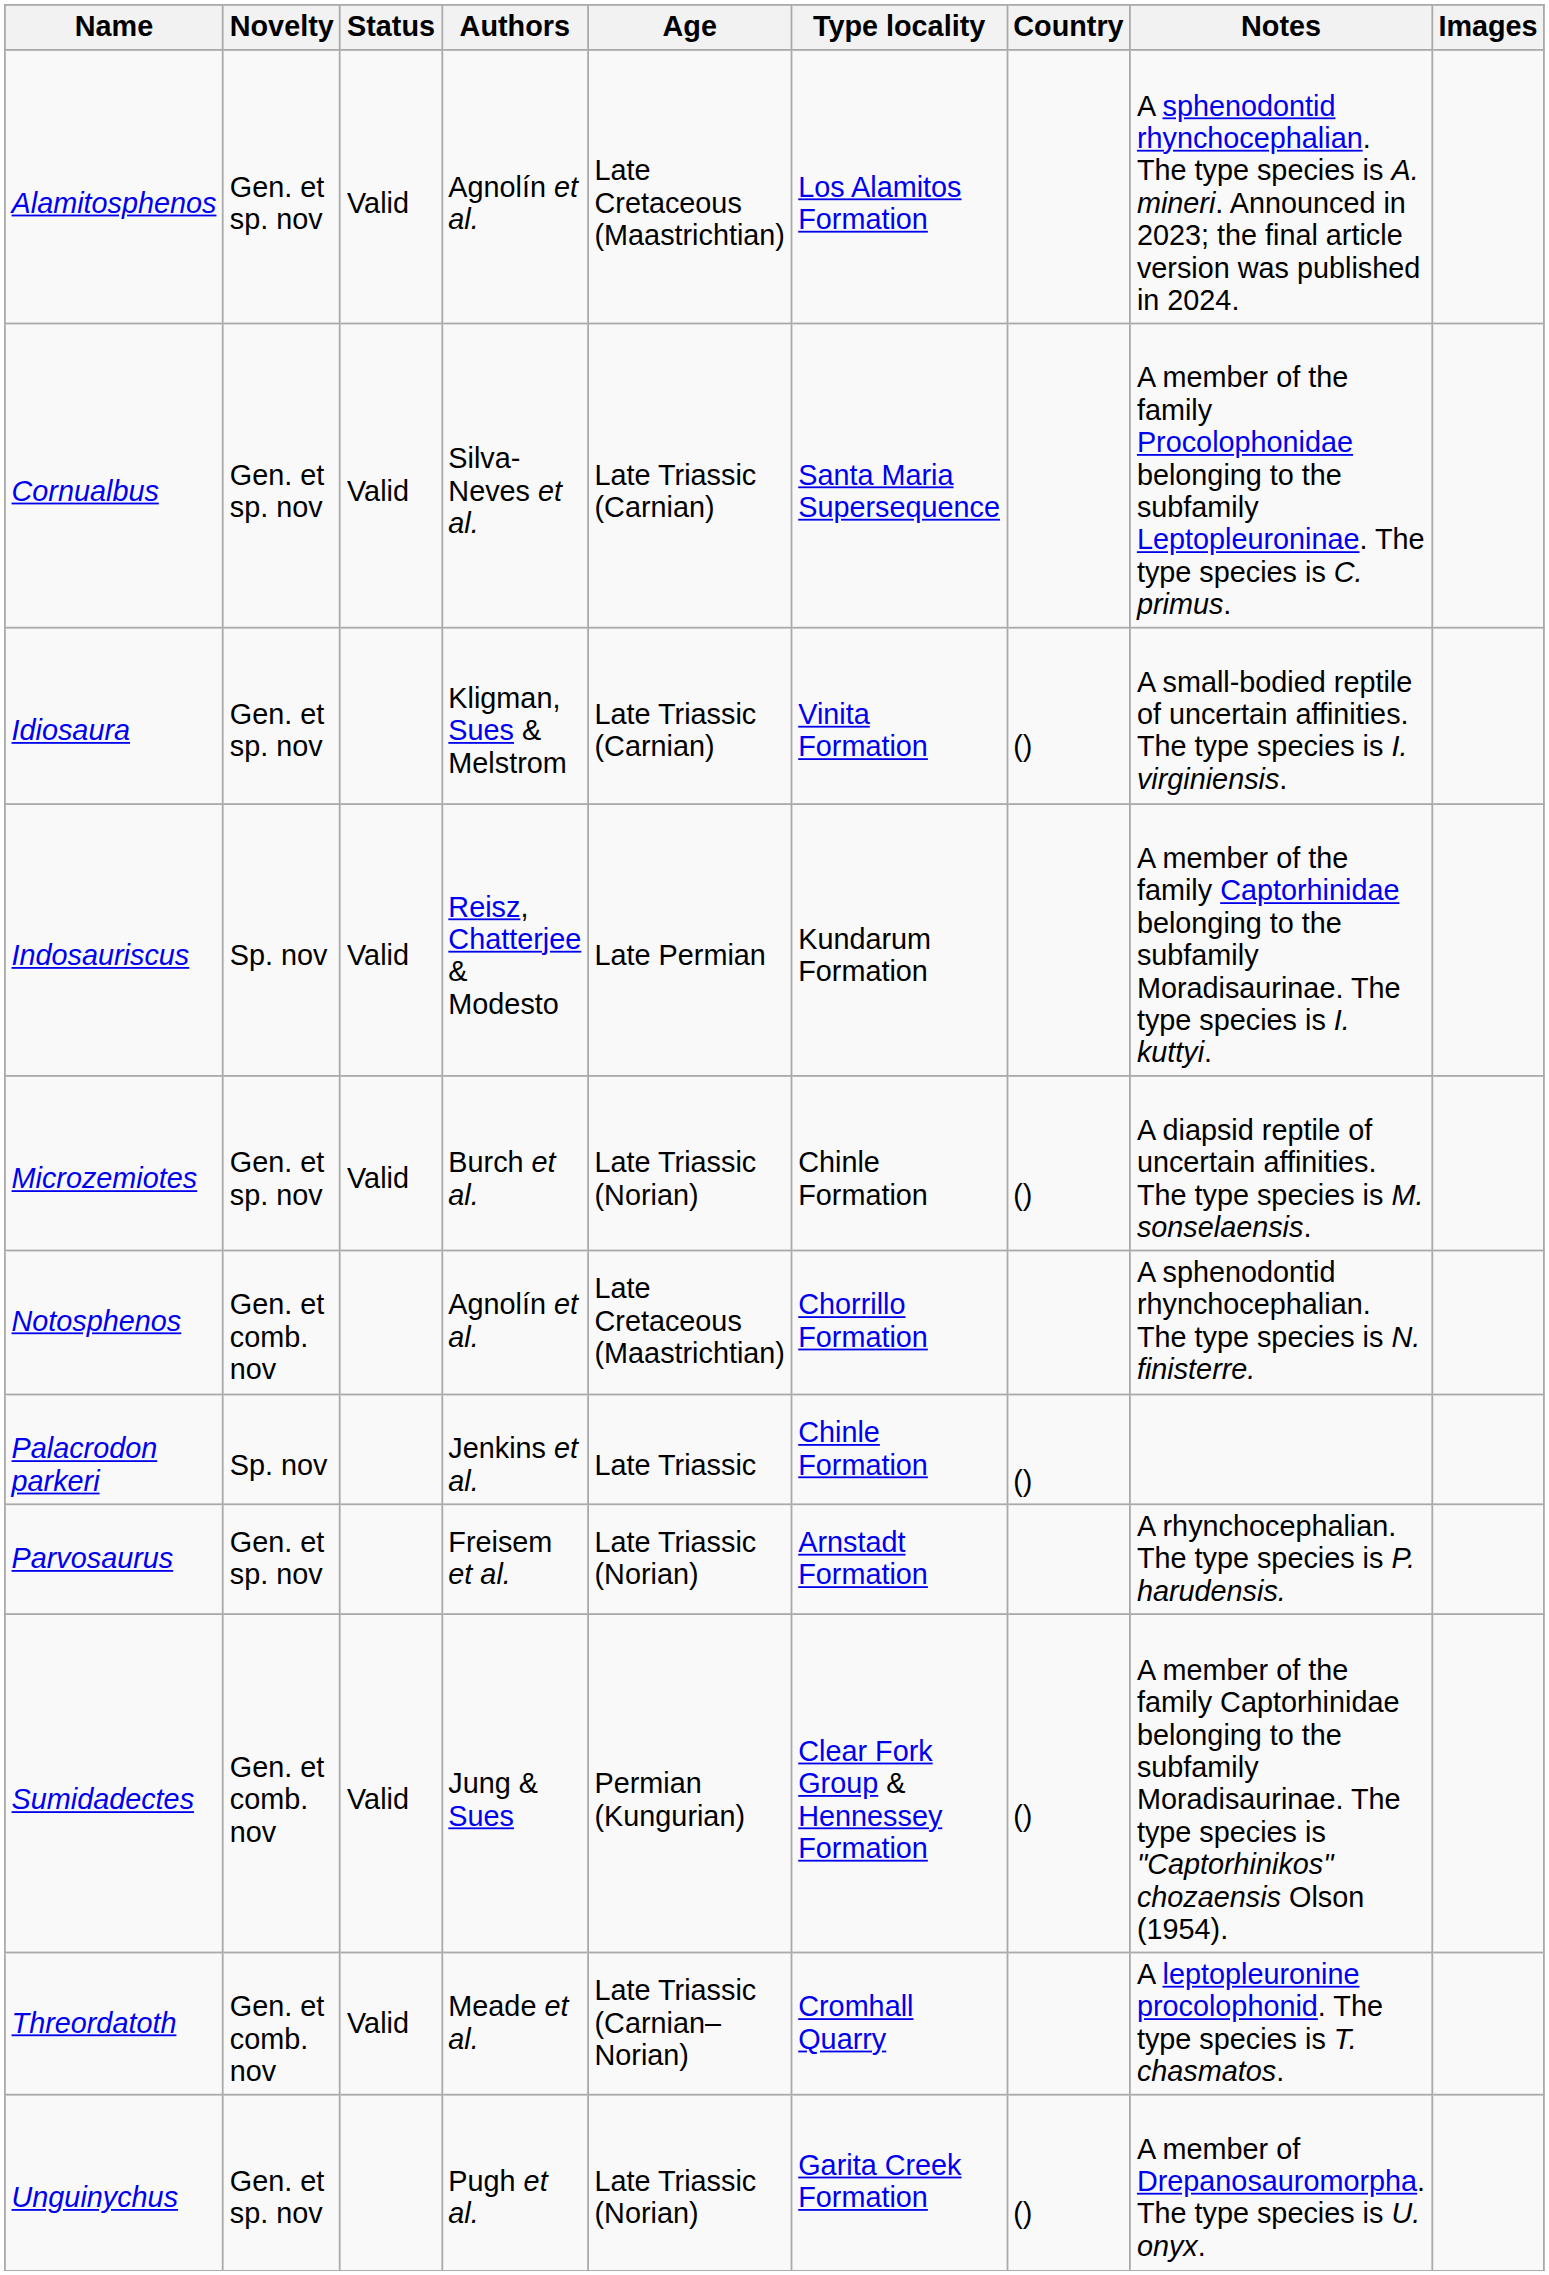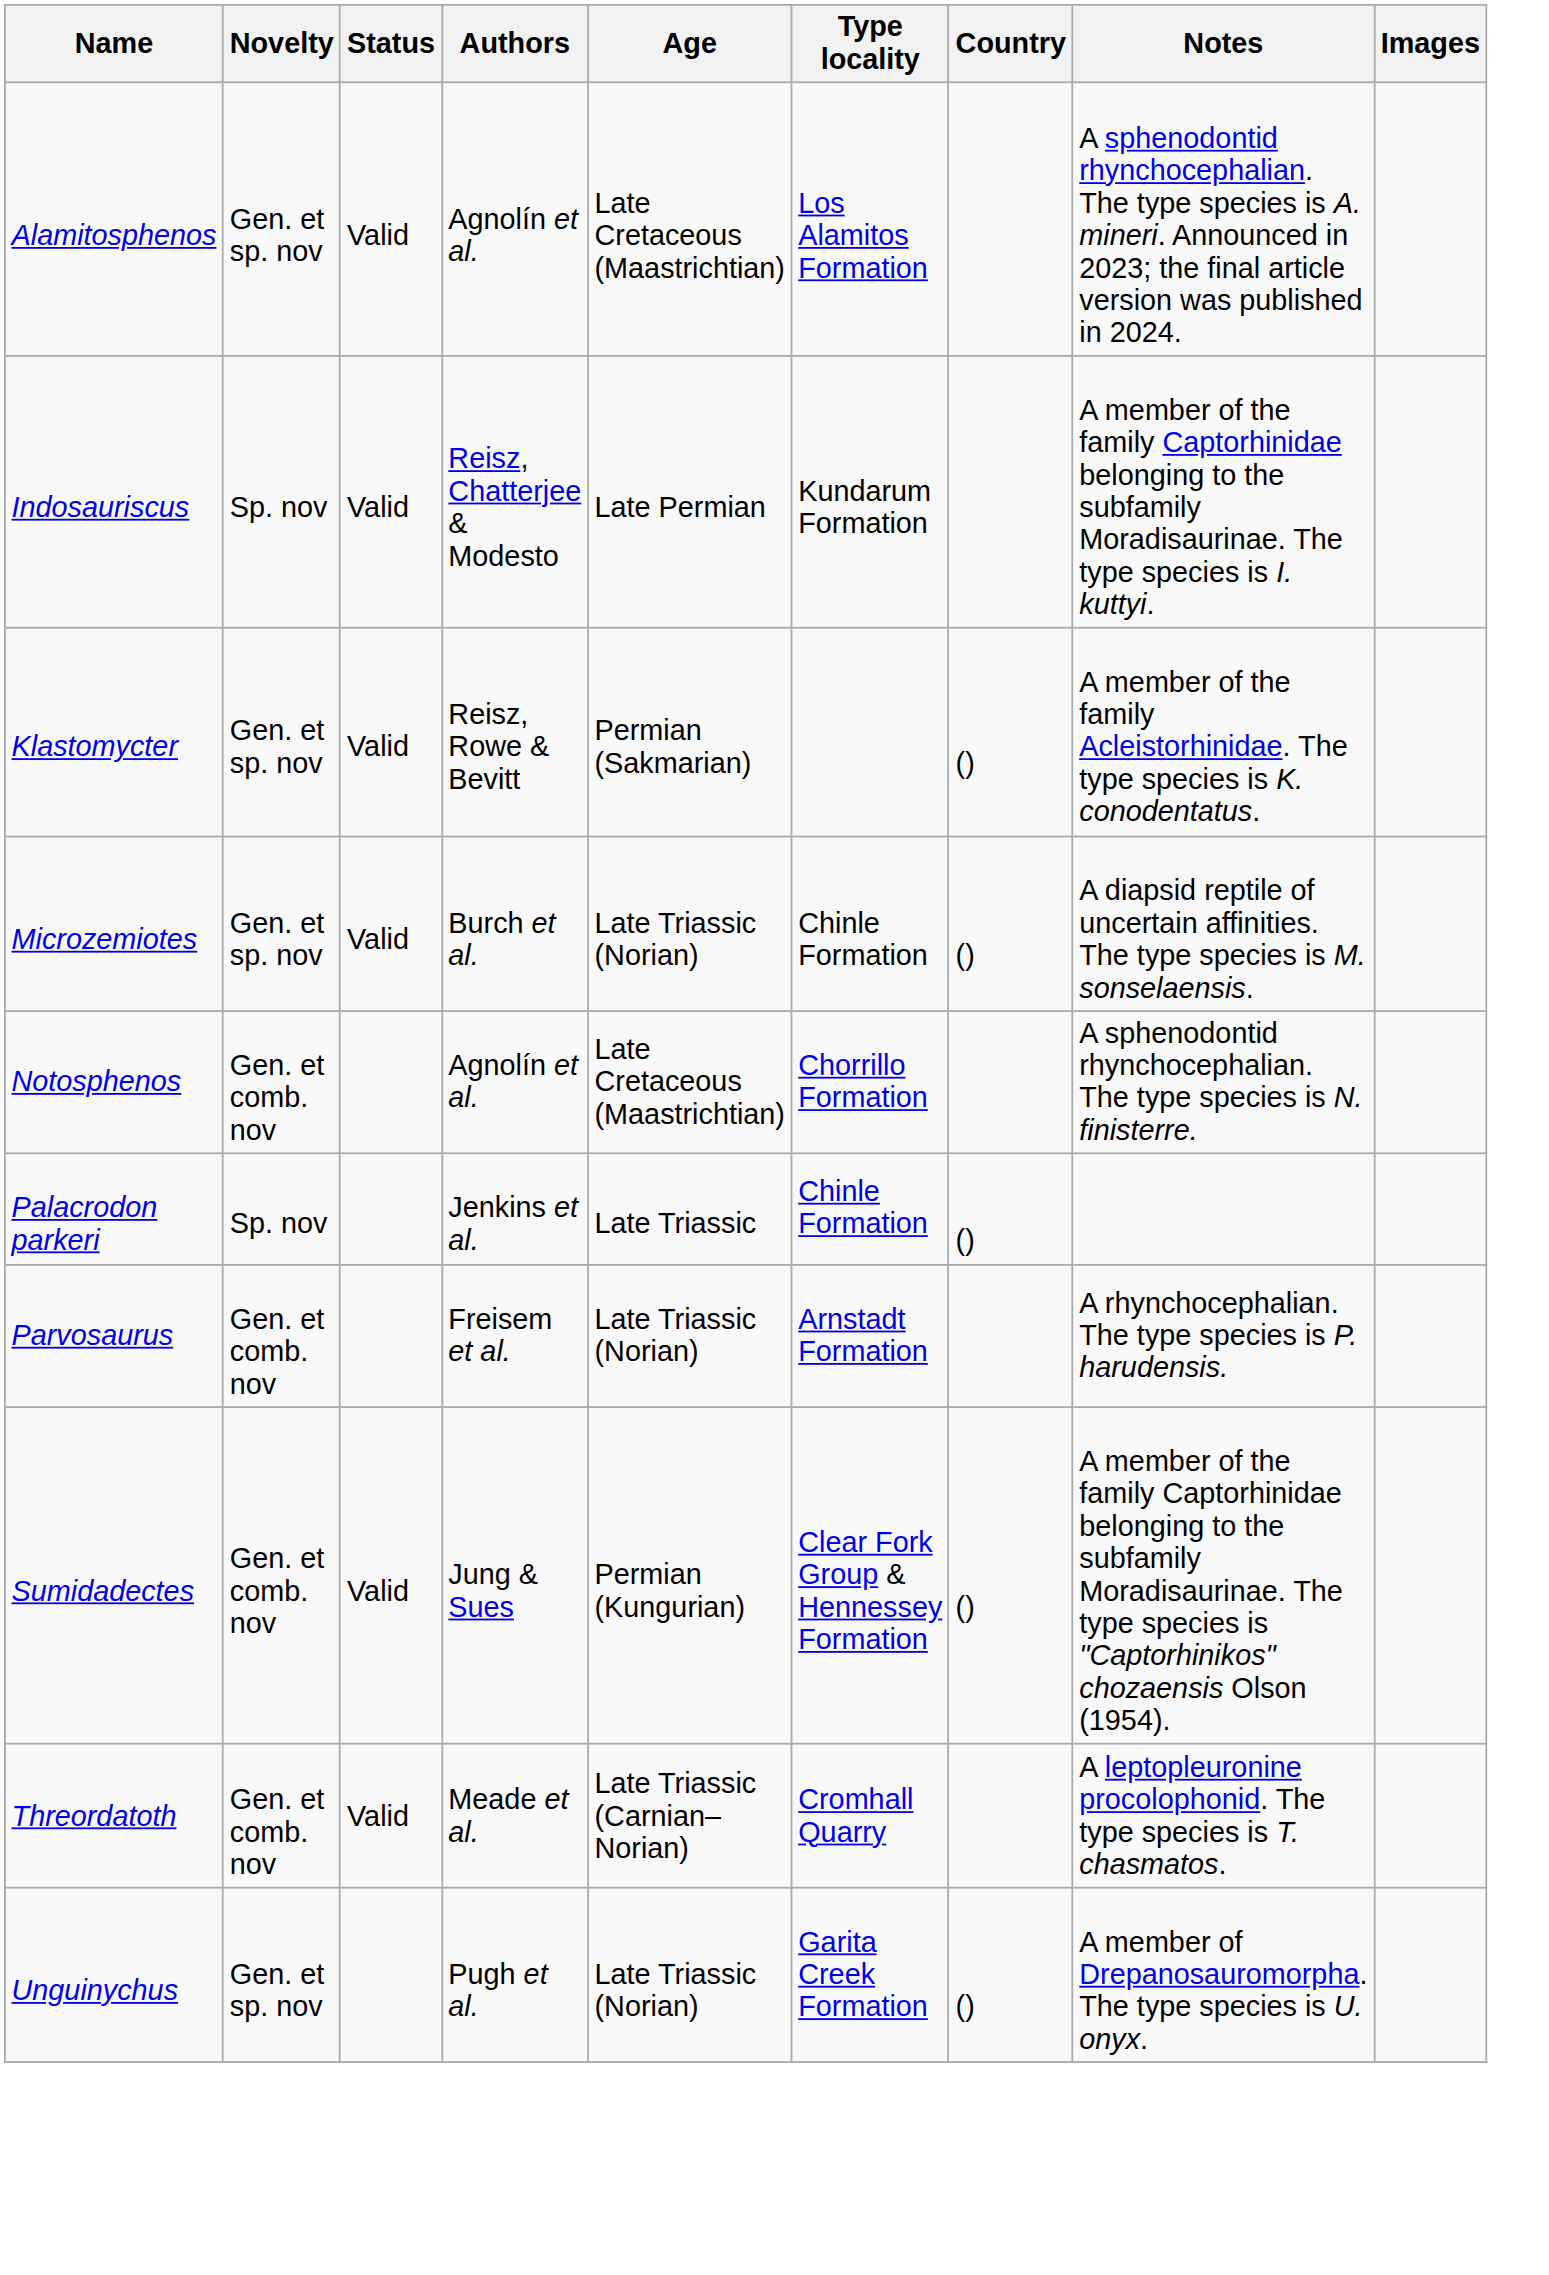- row: (85, 491)
- row: (71, 731)
+ row: (95, 747)
(277, 1559) Gen. et sp. nov -> (277, 1351) Gen. et comb. nov
